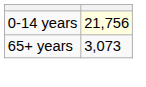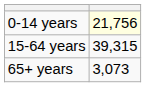+ row: (47, 46)
